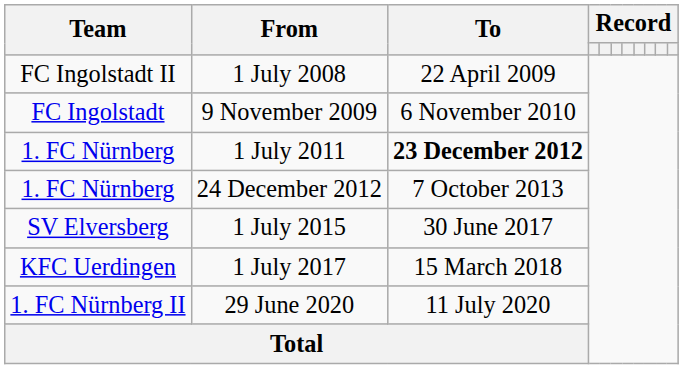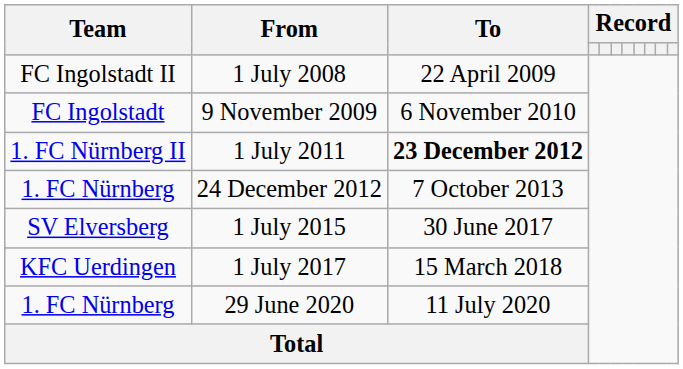(98, 150) 1. FC Nürnberg -> (98, 150) 1. FC Nürnberg II
(98, 304) 1. FC Nürnberg II -> (98, 304) 1. FC Nürnberg
